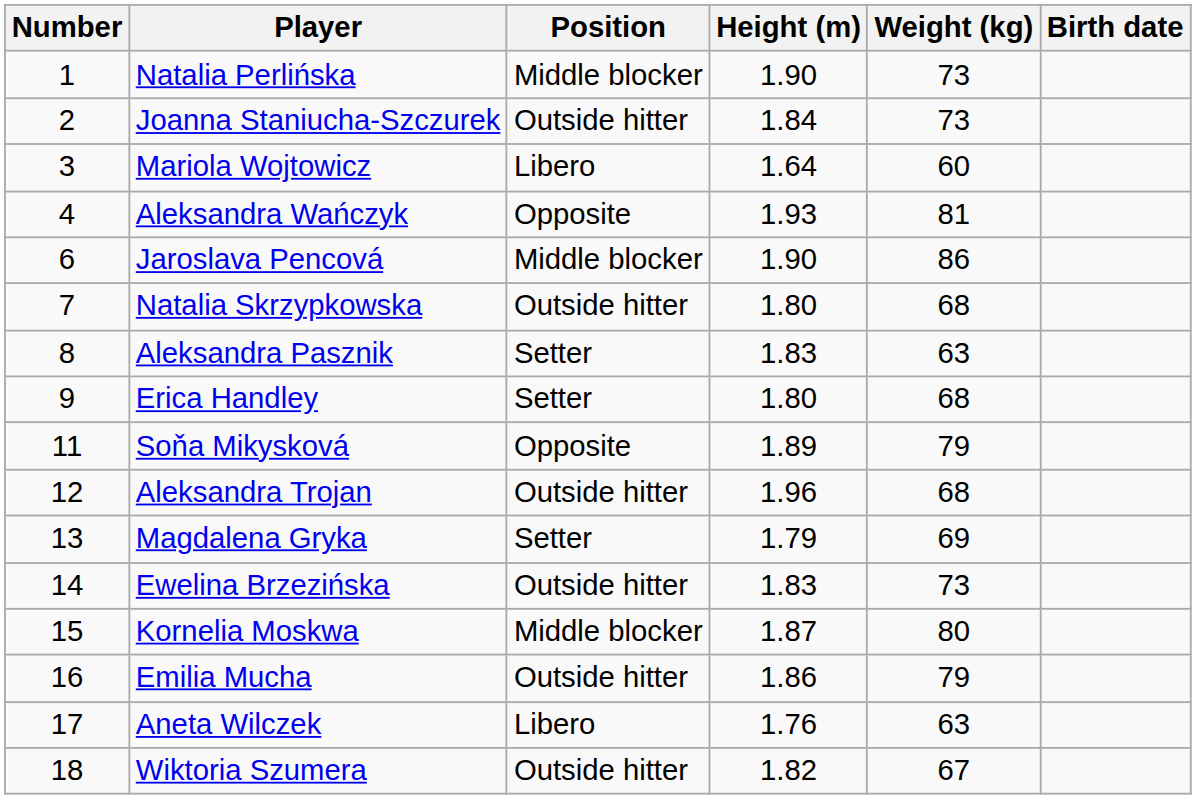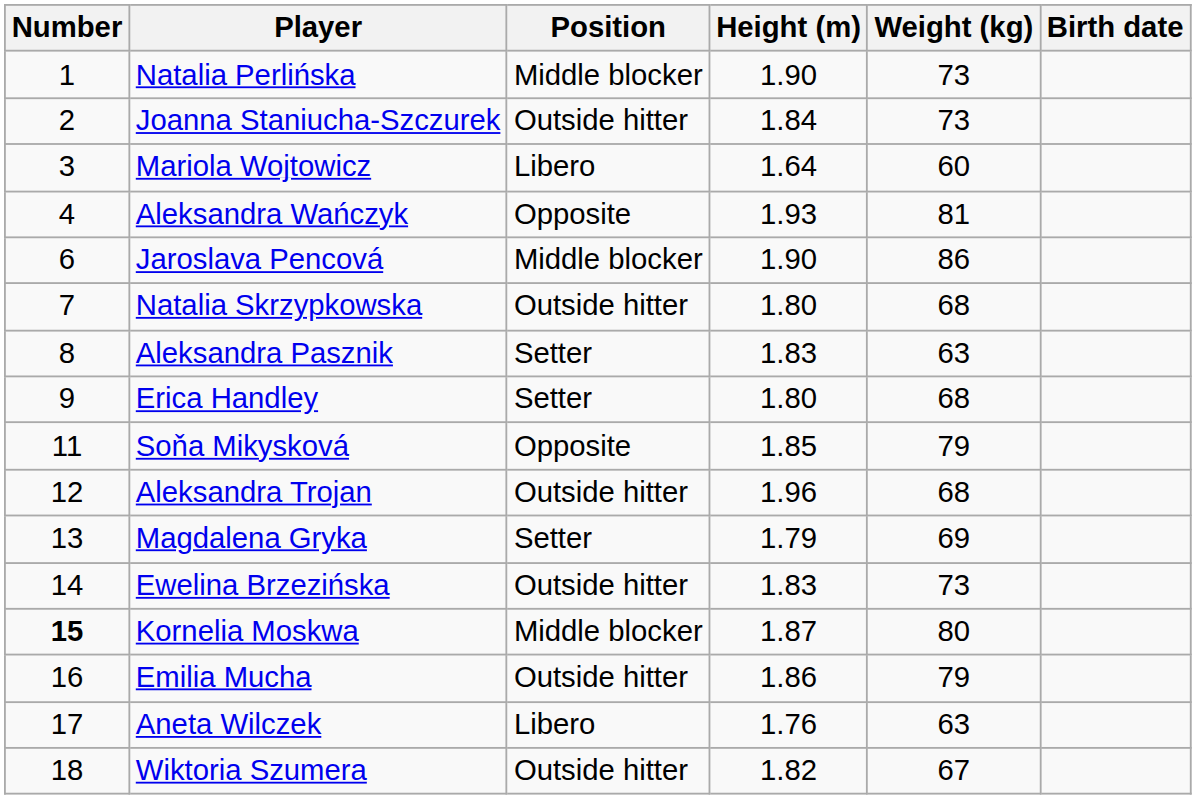(789, 445) 1.89 -> (789, 445) 1.85
(67, 631) normal -> (67, 631) bold
